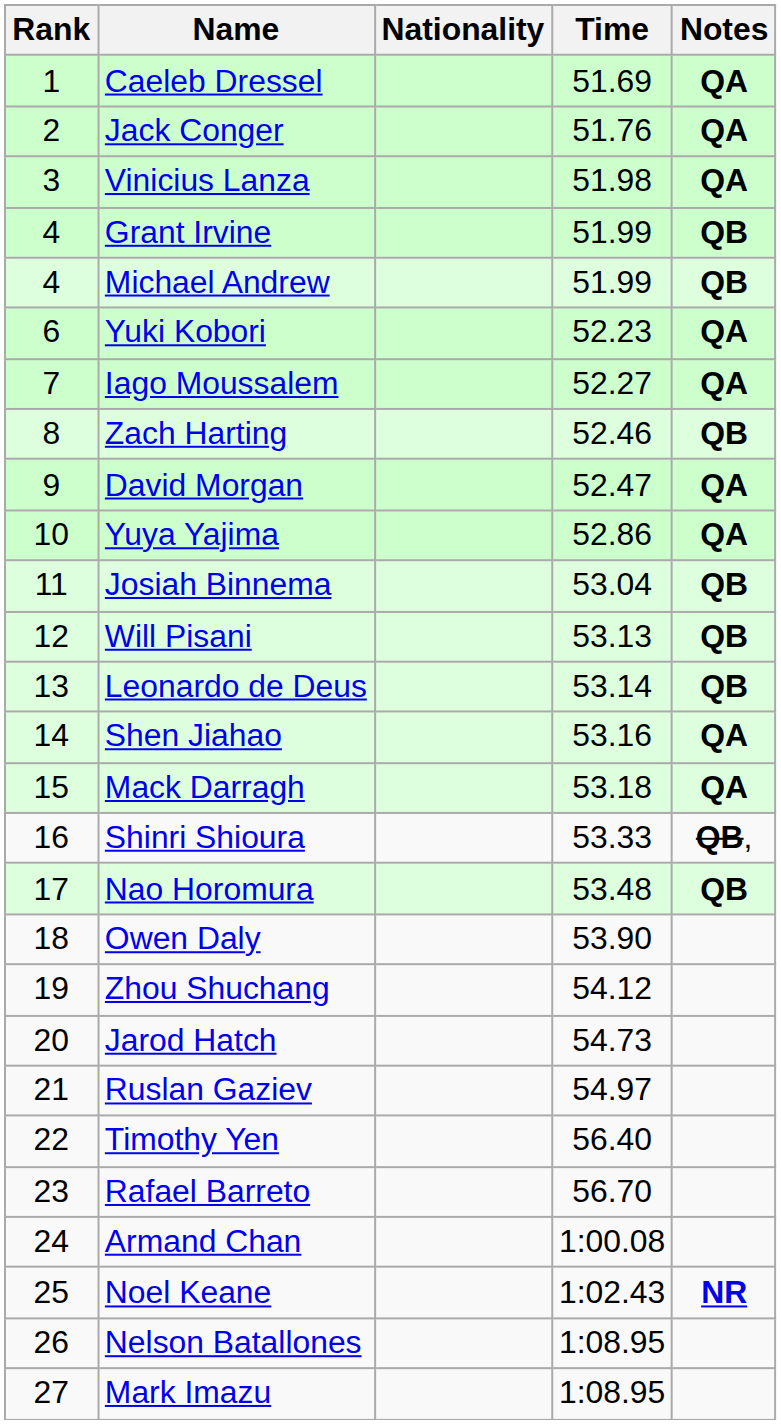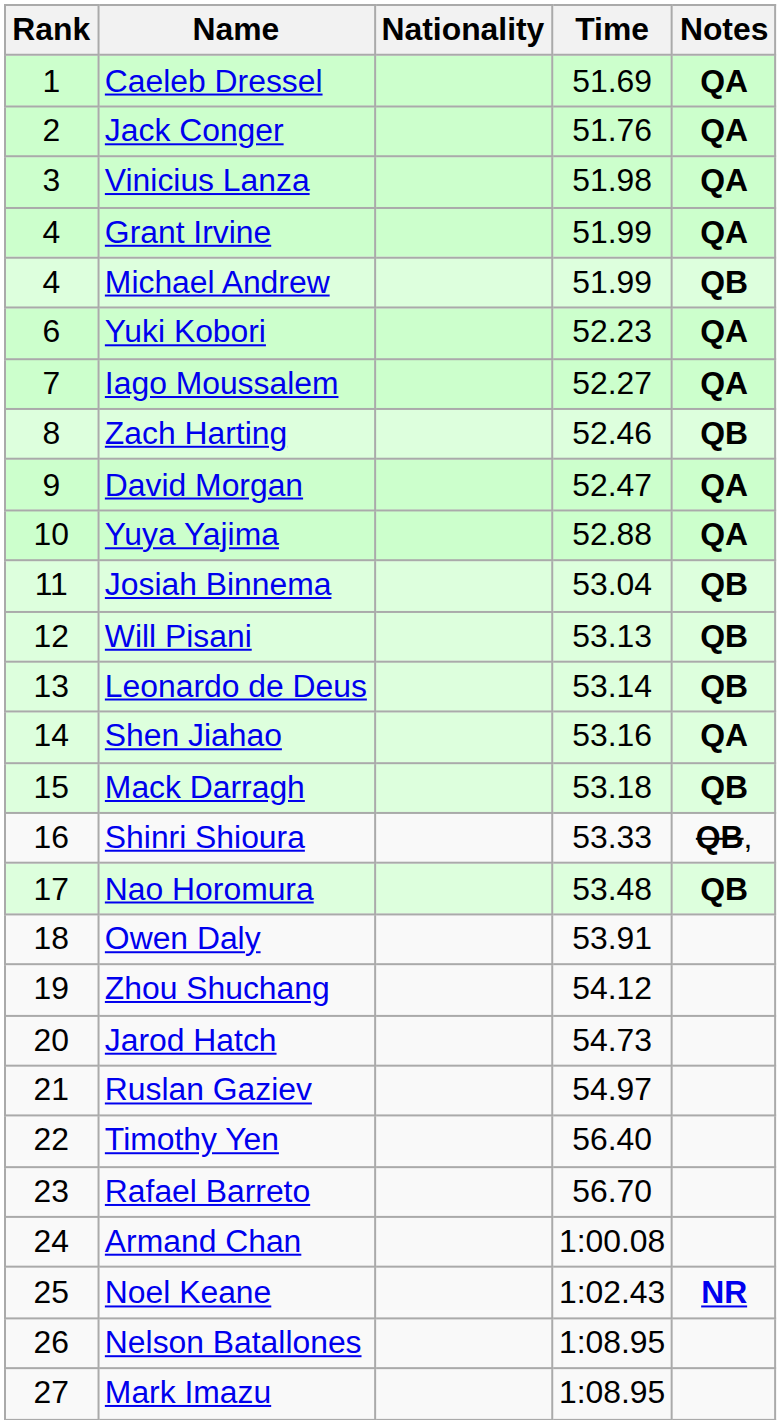(724, 231) QB -> (724, 231) QA
(612, 534) 52.86 -> (612, 534) 52.88
(724, 787) QA -> (724, 787) QB
(612, 938) 53.90 -> (612, 938) 53.91
